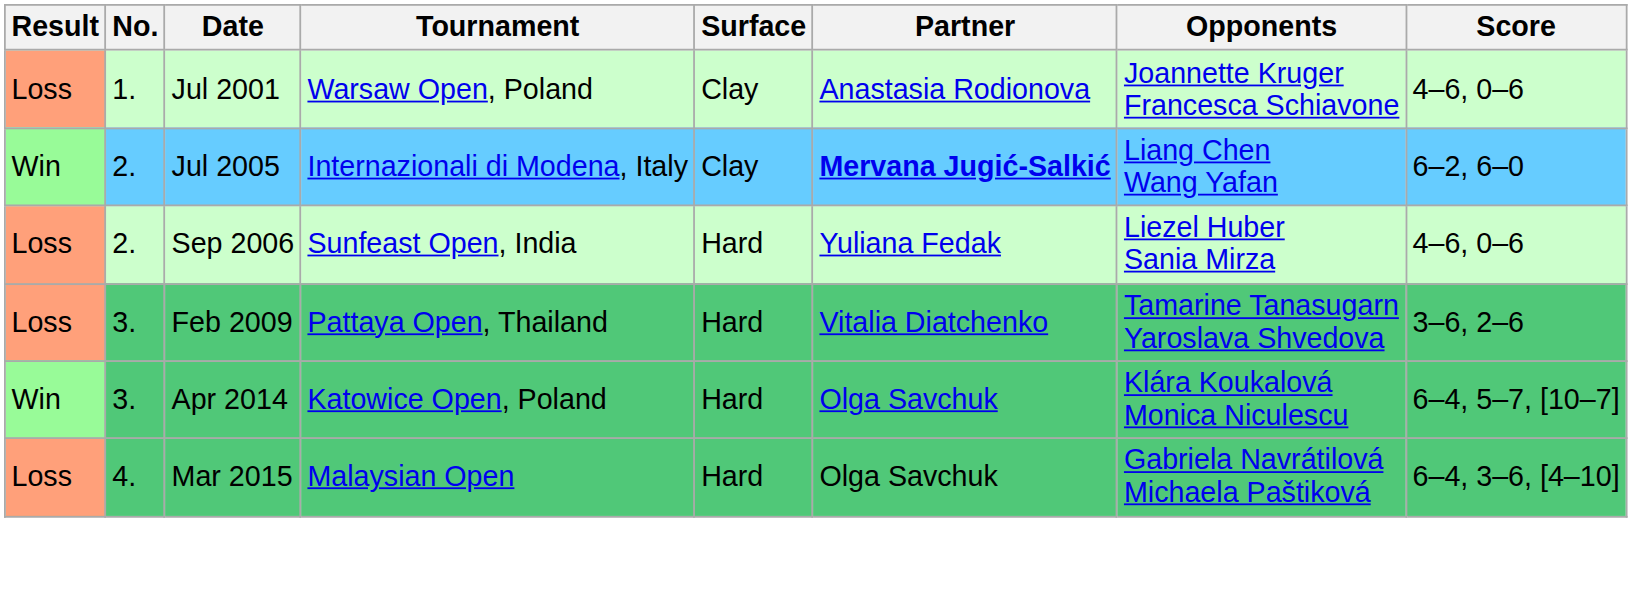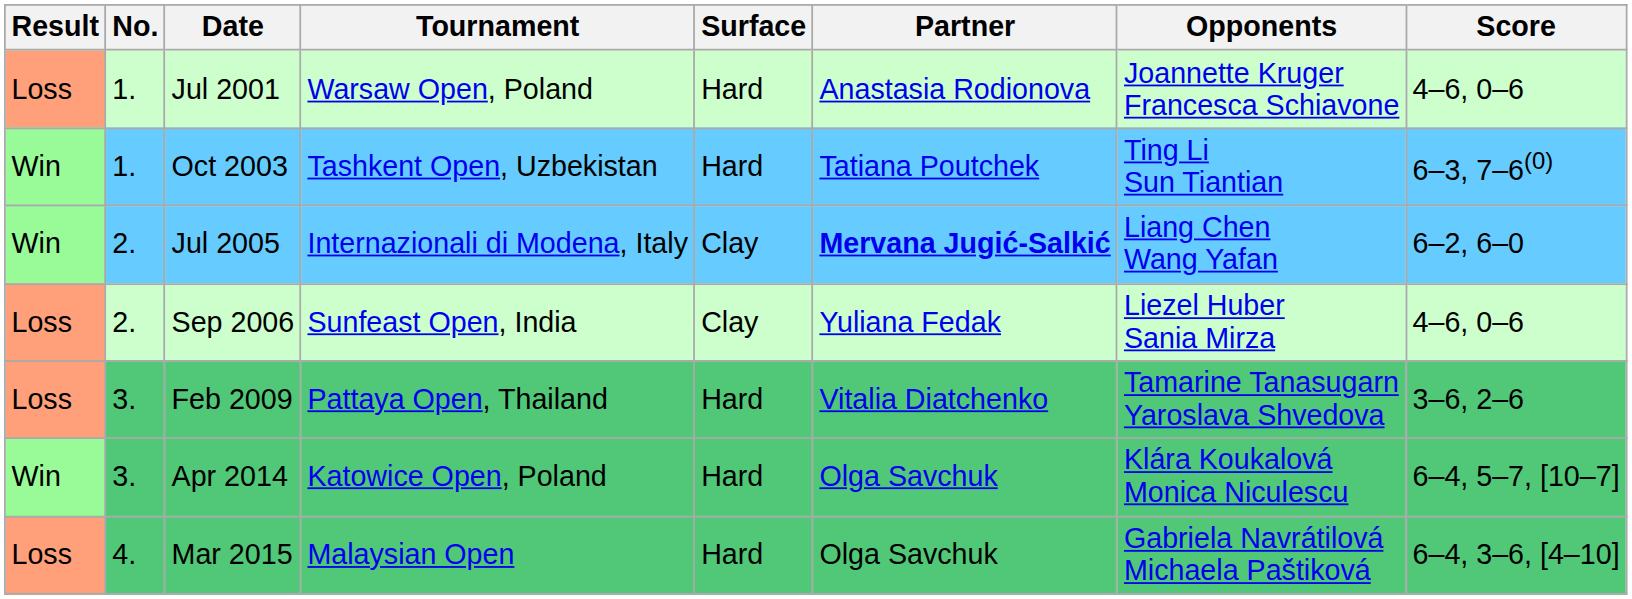(730, 88) Clay -> (732, 88) Hard
+ row: (230, 166)
(732, 244) Hard -> (730, 321) Clay
